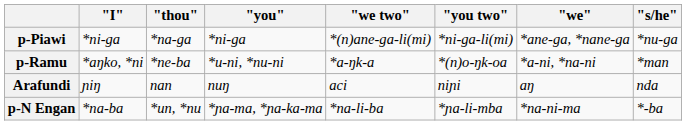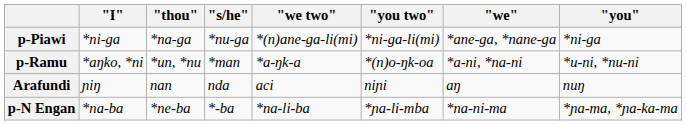columns swapped: (657, 16) <-> (265, 16)
(170, 62) *ne-ba -> (175, 62) *un, *nu
(175, 108) *un, *nu -> (170, 108) *ne-ba
